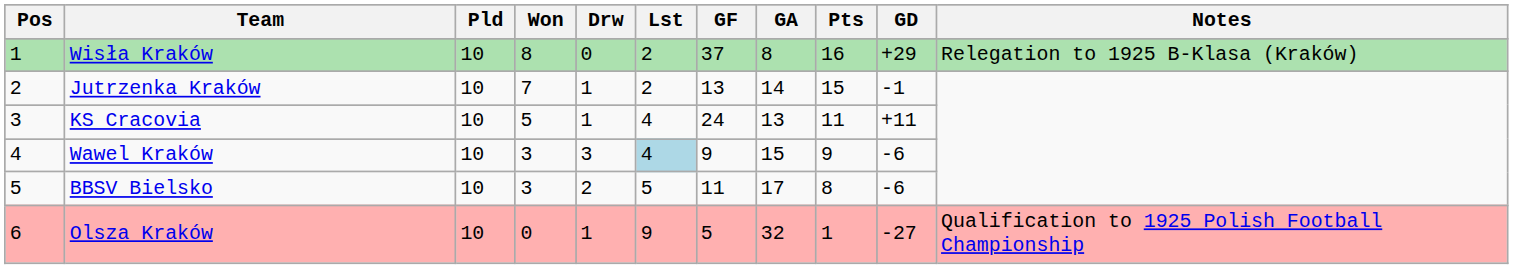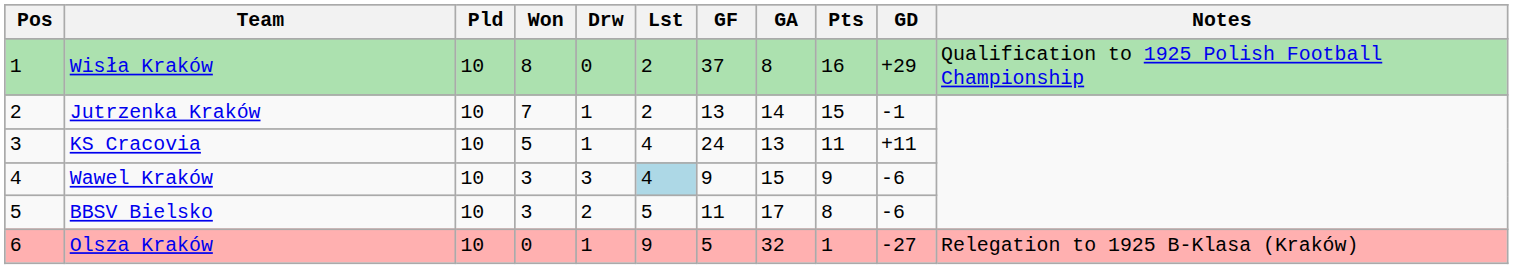(1150, 55) Relegation to 1925 B-Klasa (Kraków) -> (1162, 67) Qualification to 1925 Polish Football Championship
(1162, 234) Qualification to 1925 Polish Football Championship -> (1150, 246) Relegation to 1925 B-Klasa (Kraków)
